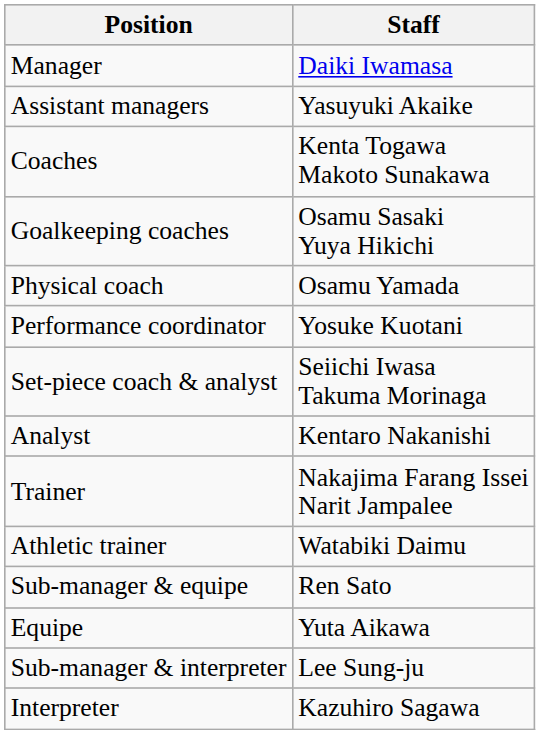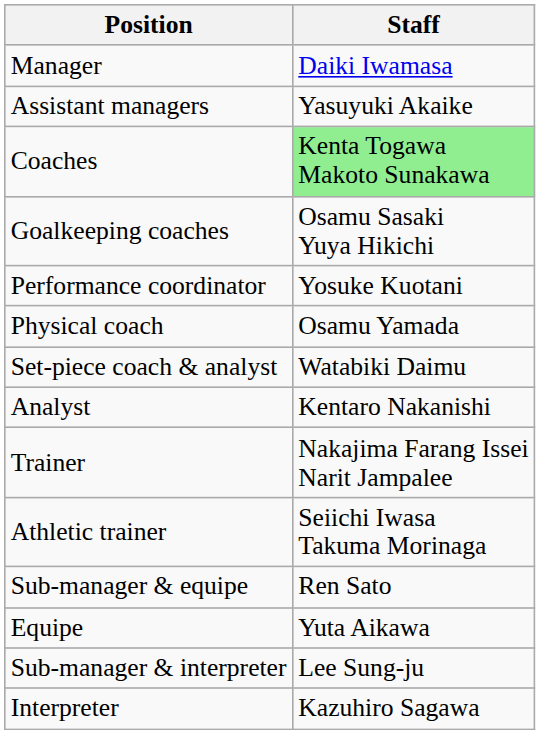(394, 160) no background -> (394, 160) lightgreen background
rows swapped: (138, 326) <-> (87, 285)
(392, 380) Seiichi Iwasa Takuma Morinaga -> (382, 366) Watabiki Daimu
(382, 546) Watabiki Daimu -> (392, 531) Seiichi Iwasa Takuma Morinaga
